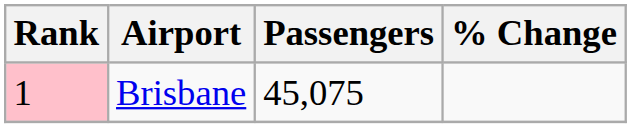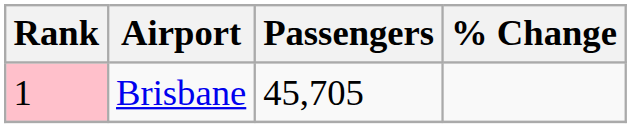(314, 91) 45,075 -> (314, 91) 45,705
